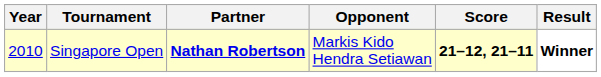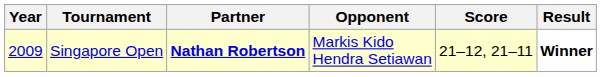(25, 50) 2010 -> (25, 50) 2009
(486, 50) bold -> (486, 50) normal
